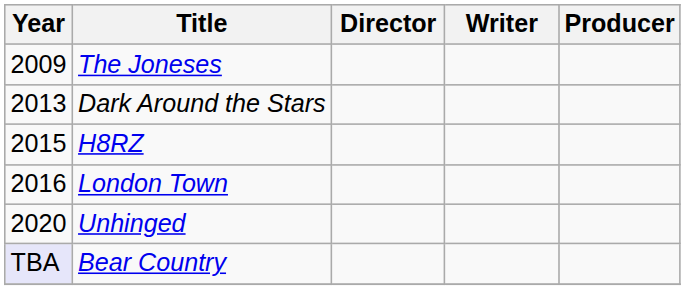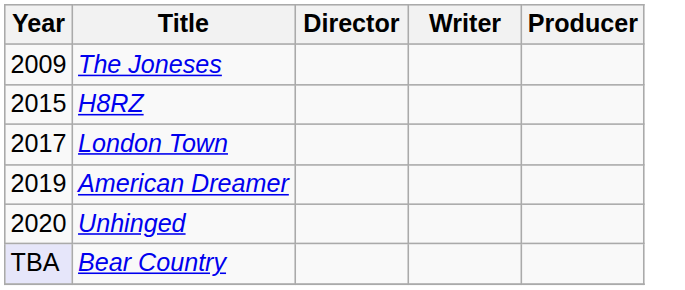- row: (202, 104)
(39, 183) 2016 -> (39, 143) 2017
+ row: (183, 183)
